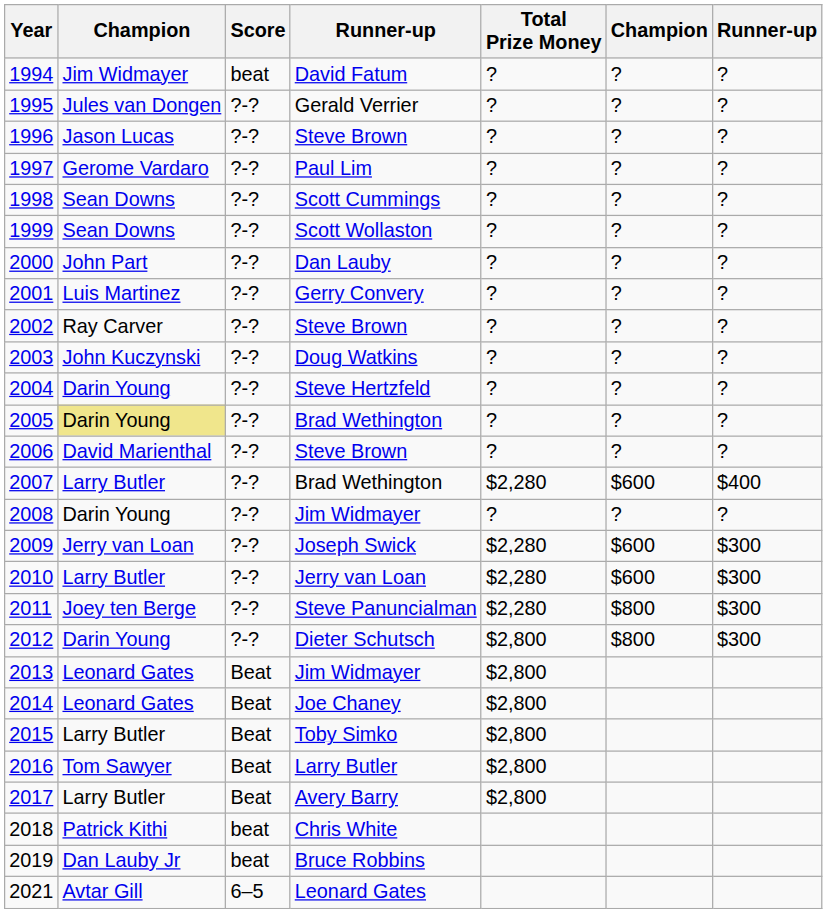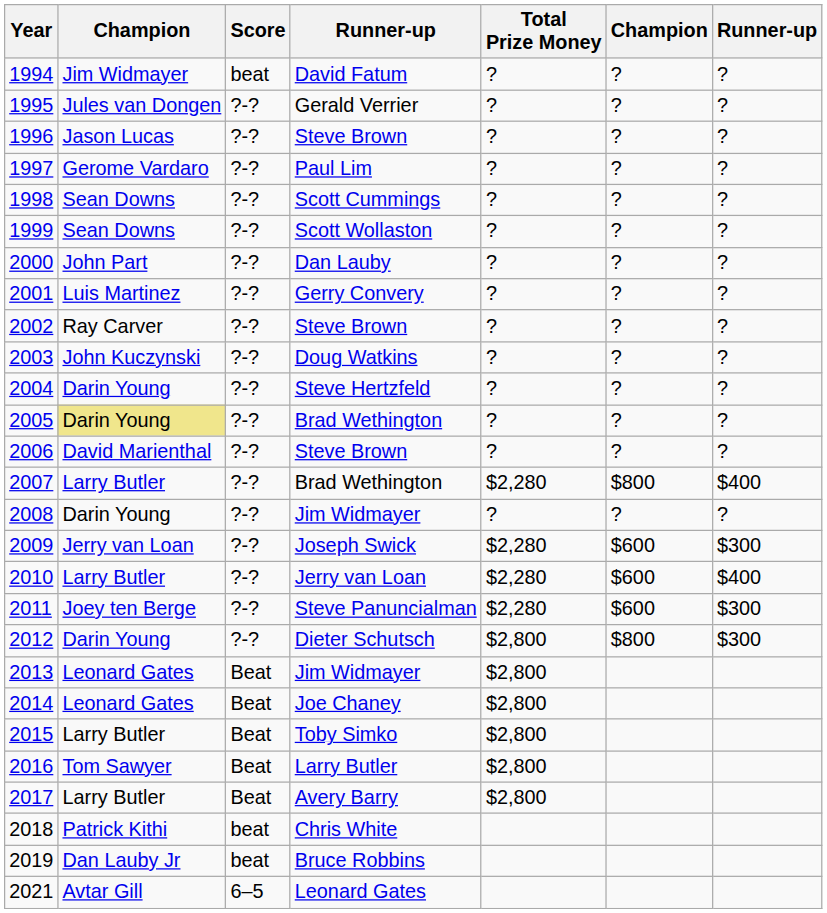(633, 483) $600 -> (633, 483) $800
(739, 577) $300 -> (739, 577) $400
(633, 608) $800 -> (633, 608) $600
